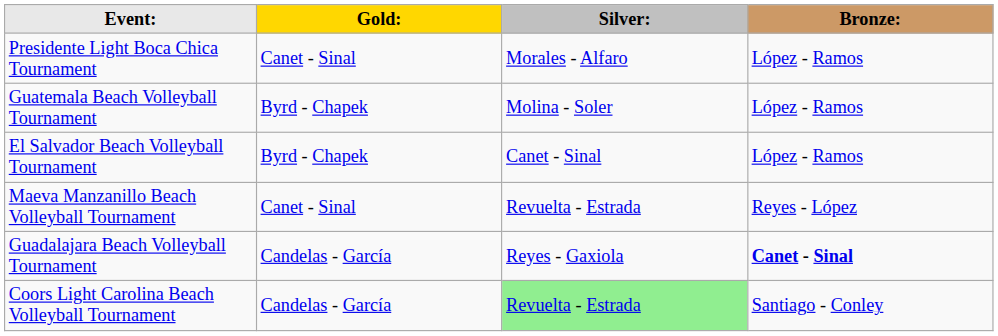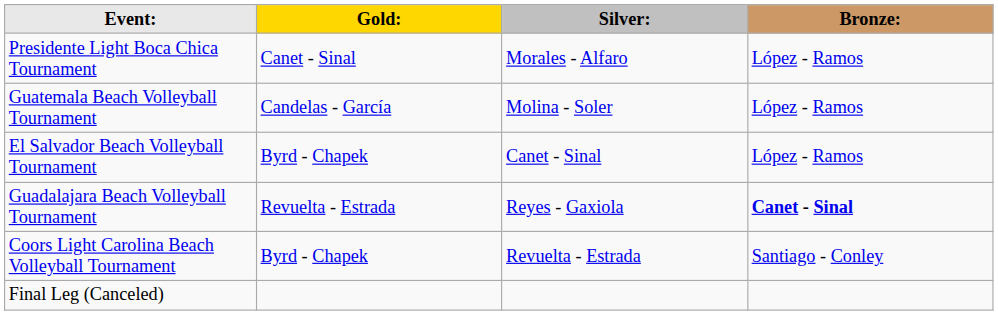(314, 107) Byrd - Chapek -> (326, 107) Candelas - García
- row: (102, 206)
(326, 255) Candelas - García -> (328, 206) Revuelta - Estrada
(326, 305) Candelas - García -> (314, 255) Byrd - Chapek
(573, 305) lightgreen background -> (573, 255) no background
+ row: (86, 295)
